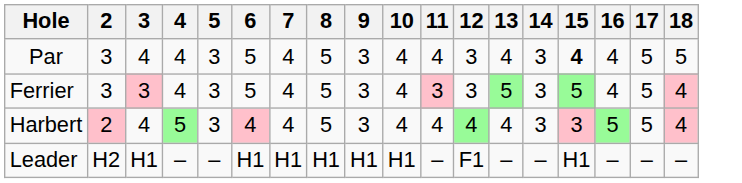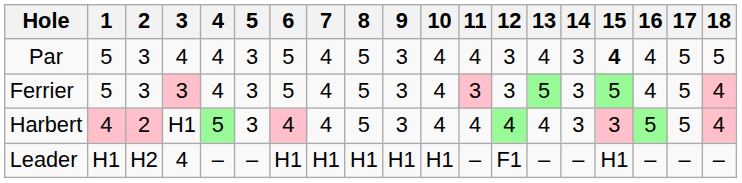+ column: (106, 21)
(144, 125) 4 -> (182, 125) H1
(144, 159) H1 -> (182, 159) 4
